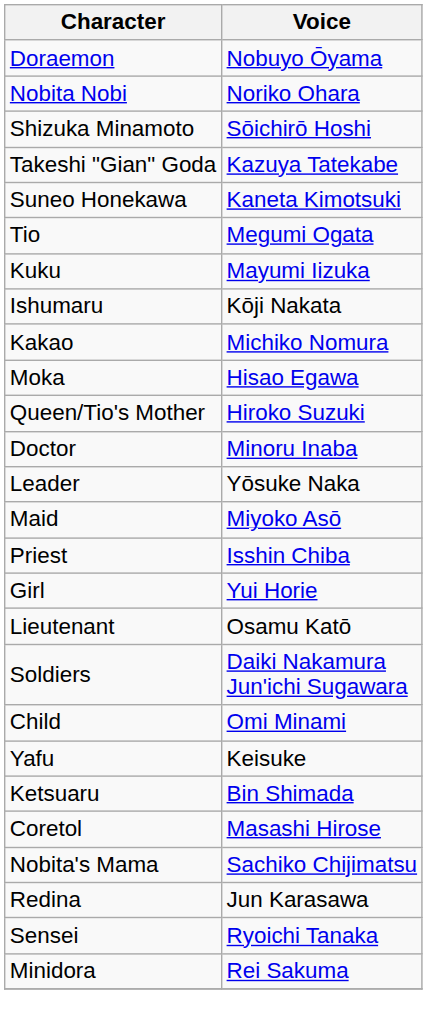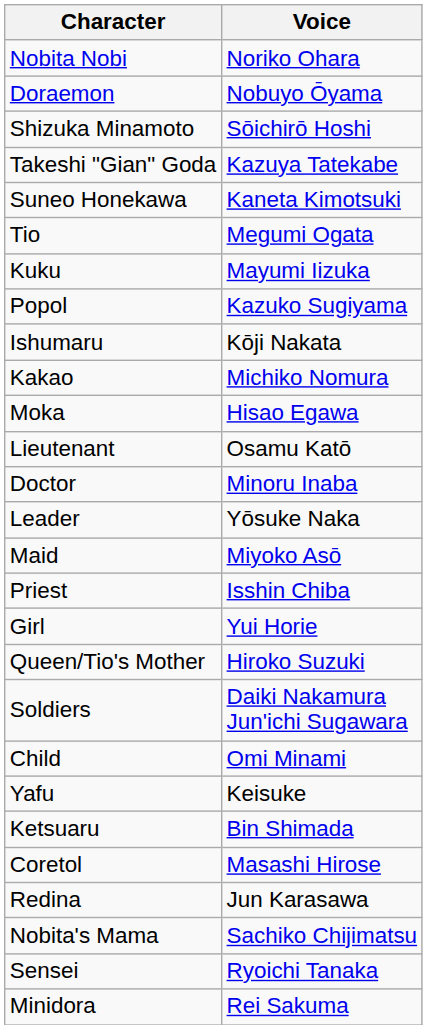rows swapped: (62, 57) <-> (68, 93)
+ row: (39, 306)
rows swapped: (107, 413) <-> (62, 626)
rows swapped: (45, 900) <-> (84, 864)
